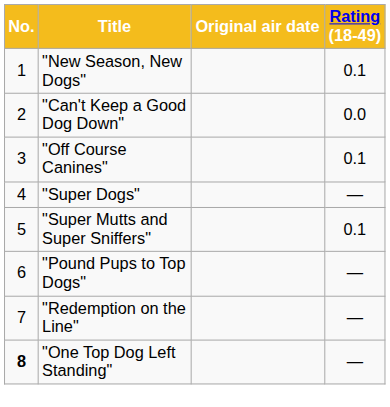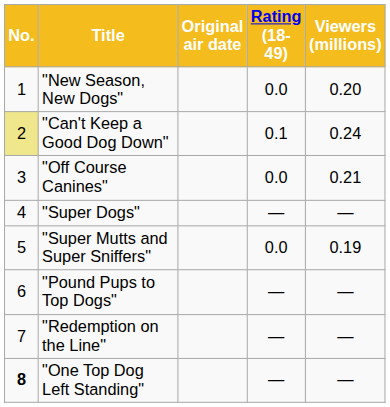+ column: (345, 35)
(355, 70) 0.1 -> (276, 89) 0.0
(21, 115) no background -> (21, 133) khaki background
(355, 115) 0.0 -> (276, 133) 0.1
(355, 159) 0.1 -> (276, 177) 0.0
(355, 229) 0.1 -> (276, 247) 0.0
